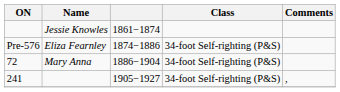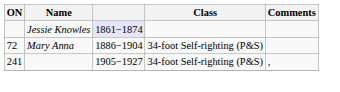(136, 29) no background -> (119, 29) lavender background
- row: (23, 45)
